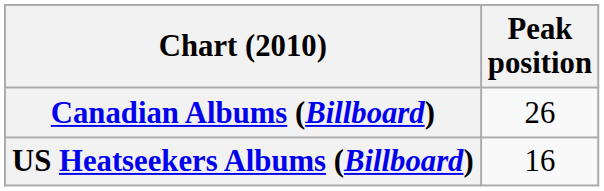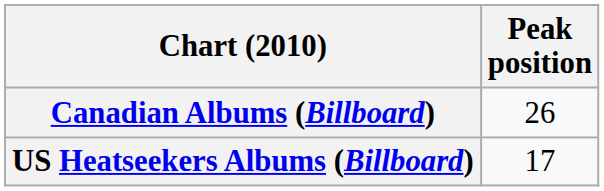(540, 160) 16 -> (540, 160) 17
